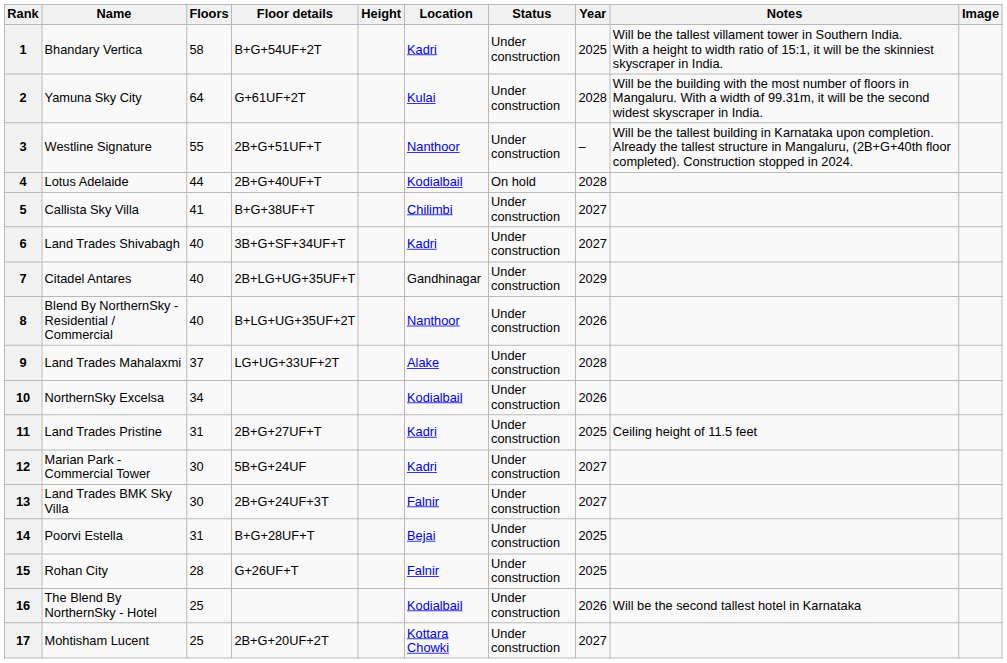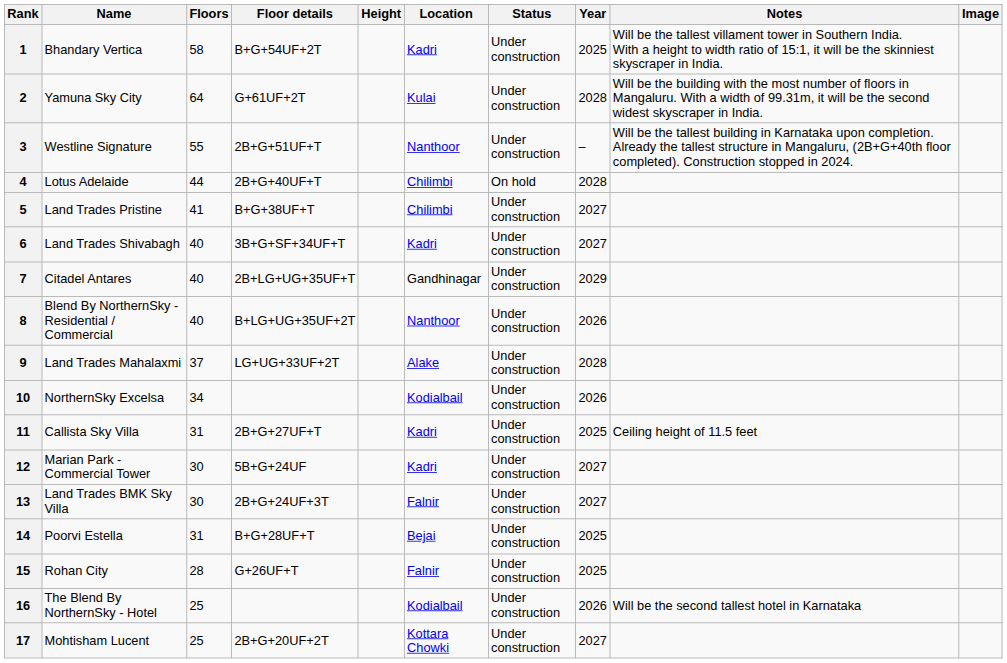(435, 182) Kodialbail -> (430, 182) Chilimbi
(92, 209) Callista Sky Villa -> (103, 209) Land Trades Pristine
(103, 432) Land Trades Pristine -> (92, 432) Callista Sky Villa
